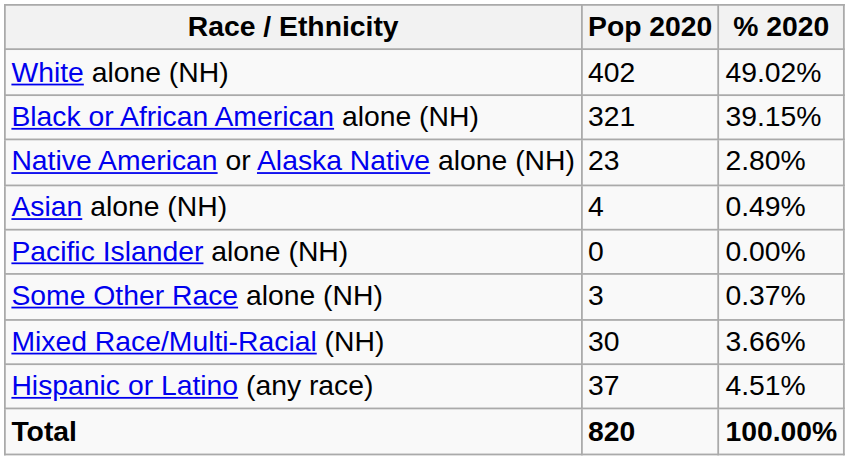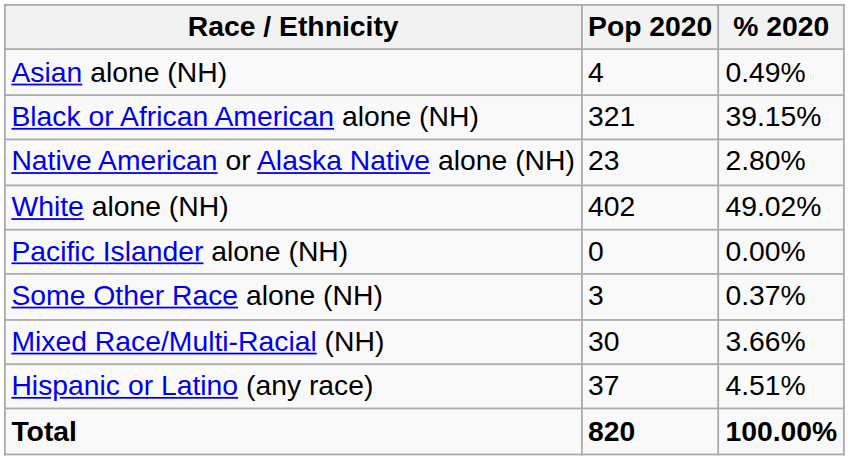rows swapped: (120, 71) <-> (119, 206)
